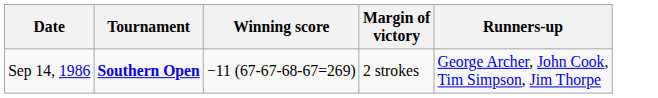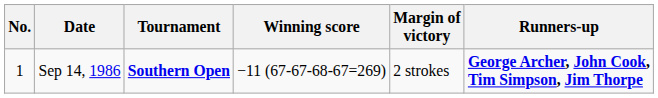+ column: (20, 26)
(523, 71) normal -> (559, 71) bold
